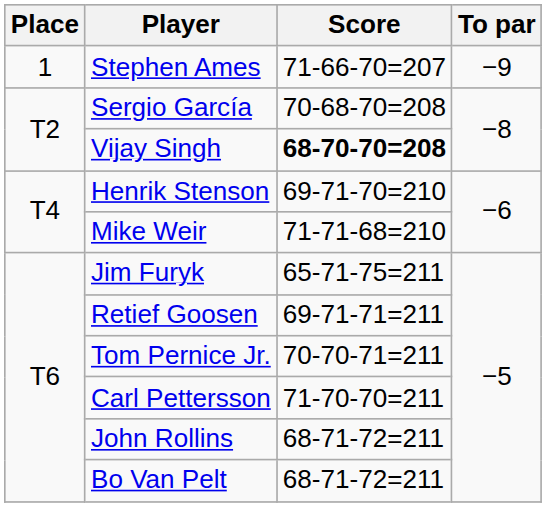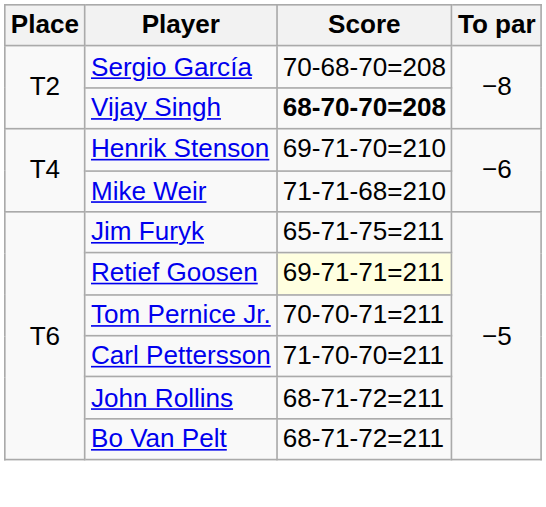- row: (176, 66)
(363, 314) no background -> (363, 273) lightyellow background
